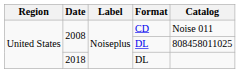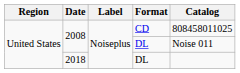(193, 28) Noise 011 -> (202, 28) 808458011025
(202, 44) 808458011025 -> (193, 44) Noise 011
